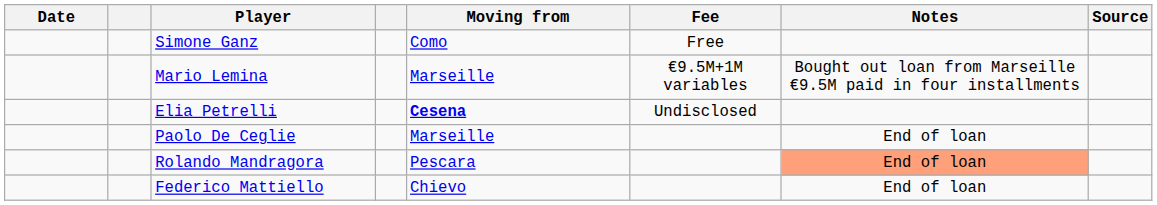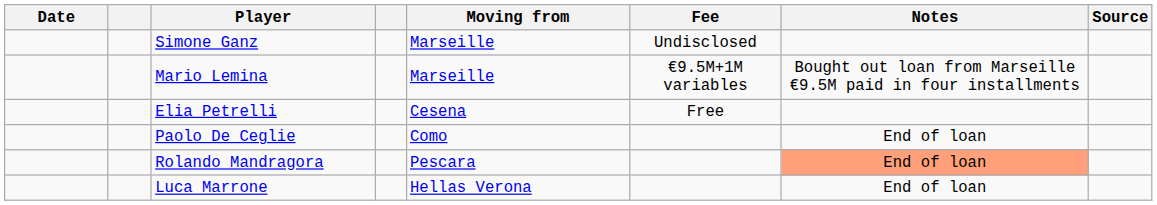(429, 43) Como -> (452, 43) Marseille
(705, 43) Free -> (705, 43) Undisclosed
(438, 112) bold -> (438, 112) normal
(705, 112) Undisclosed -> (705, 112) Free
(452, 137) Marseille -> (429, 137) Como
+ row: (211, 188)
- row: (239, 188)
